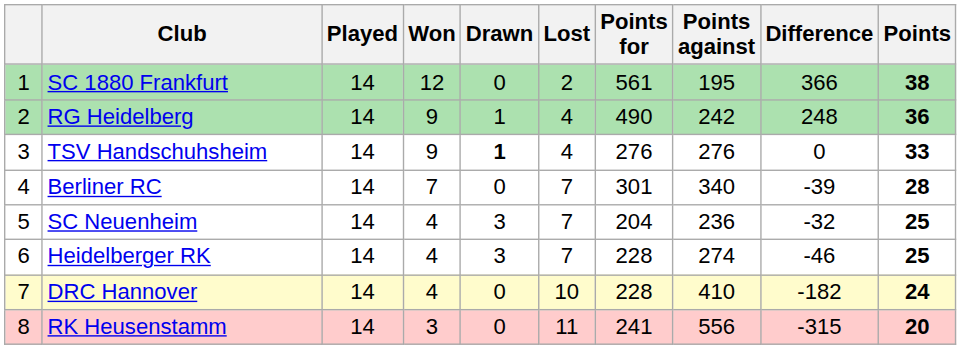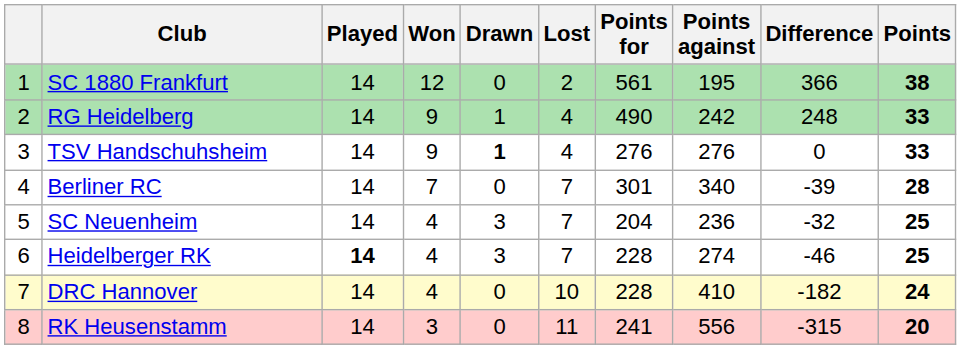(917, 116) 36 -> (917, 116) 33
(362, 256) normal -> (362, 256) bold
